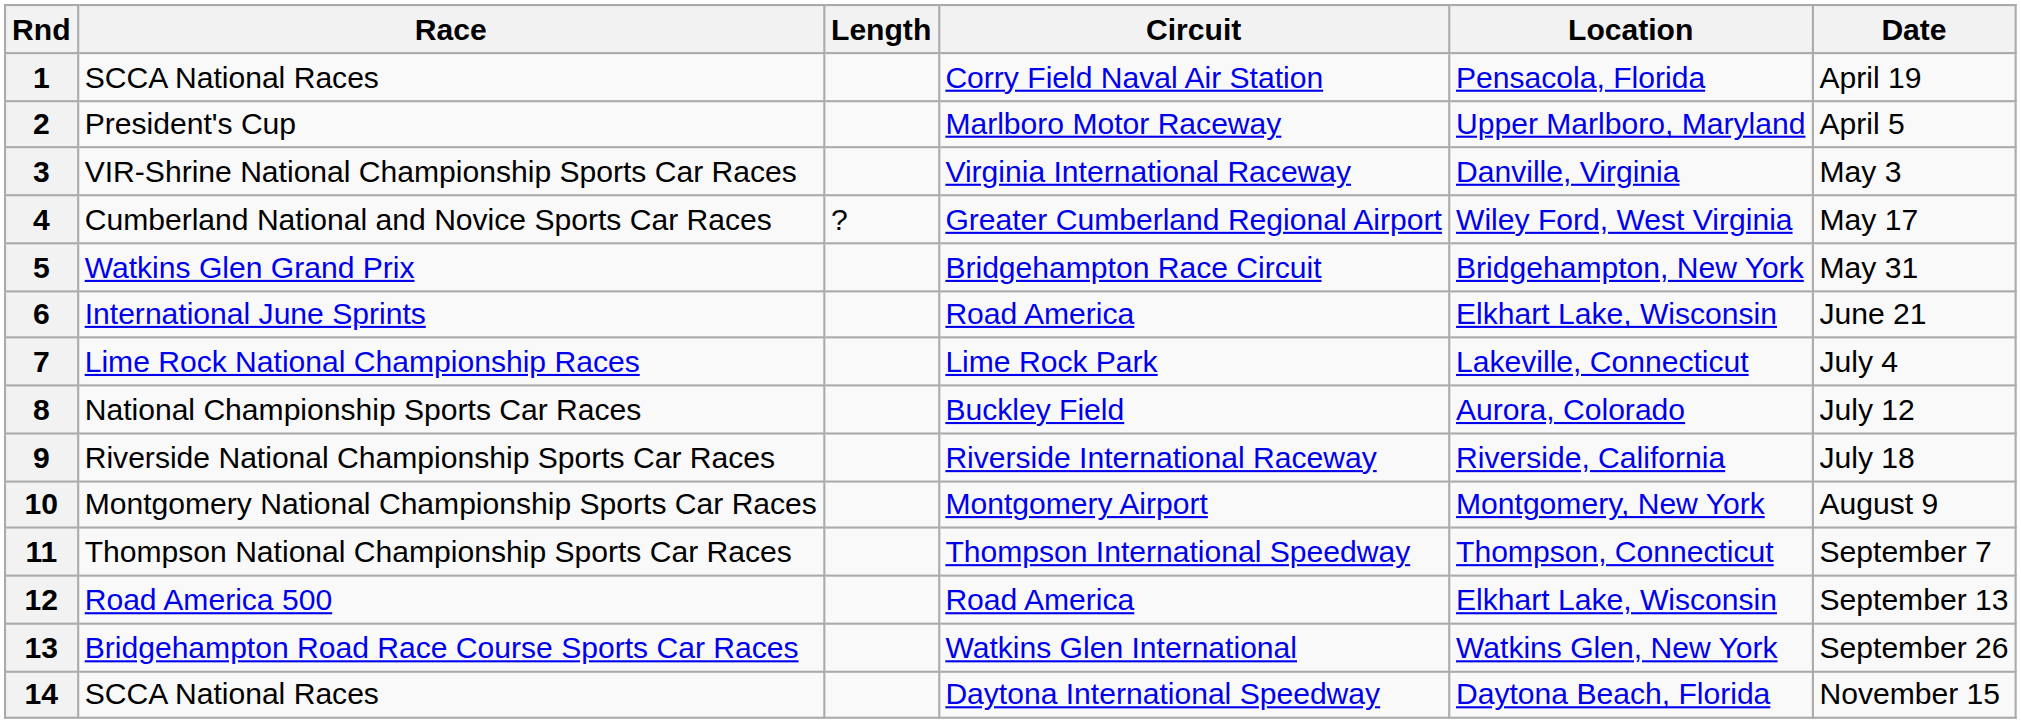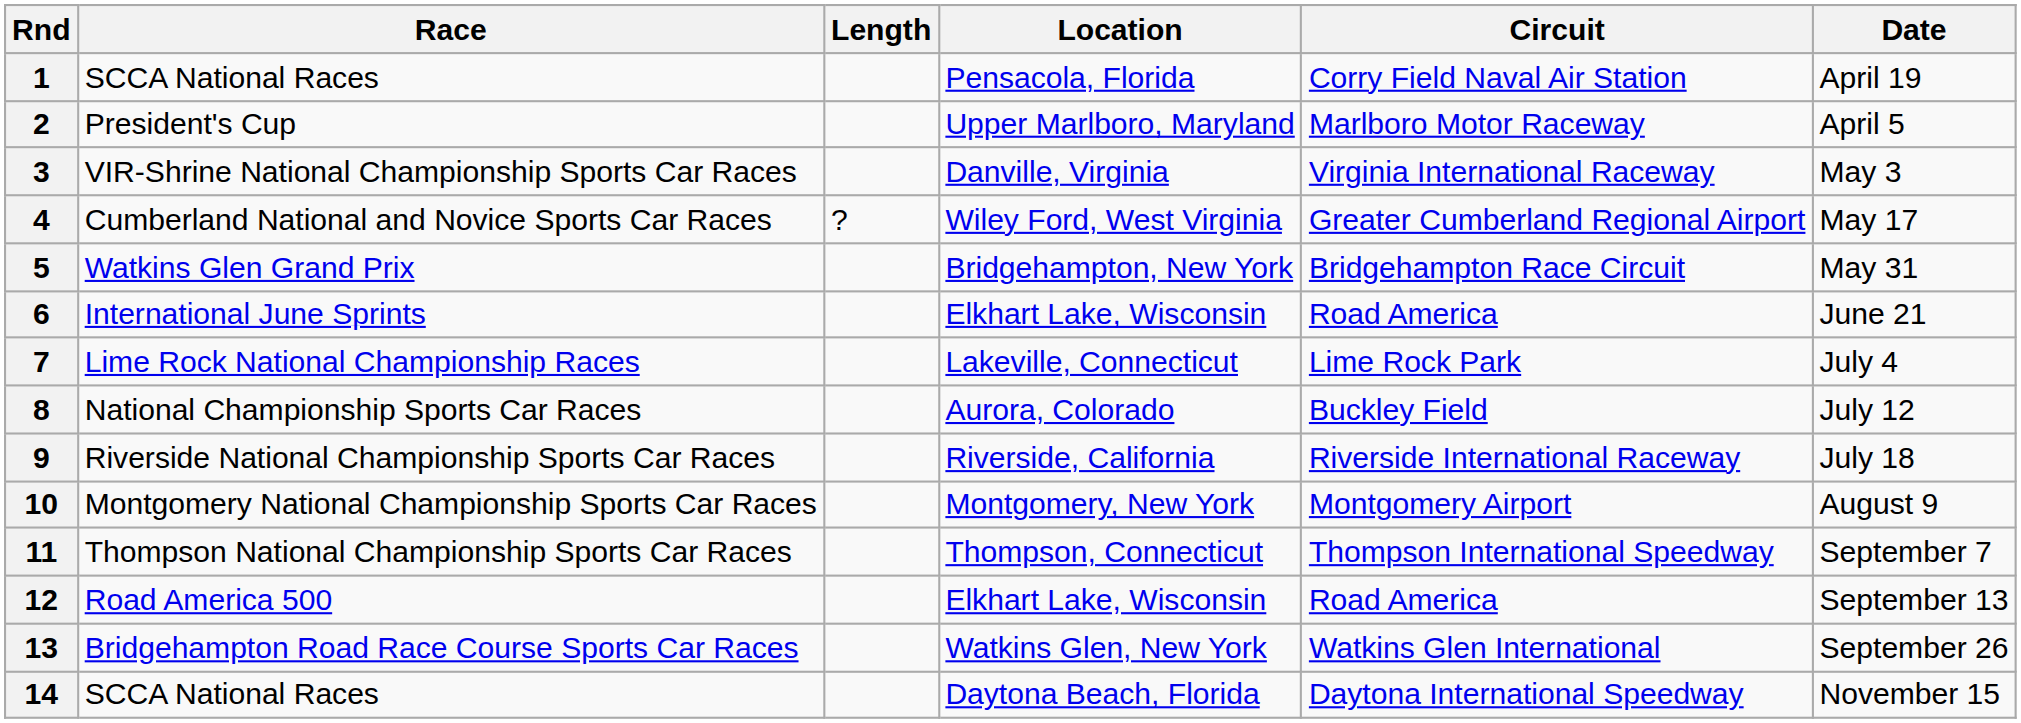columns swapped: (1194, 29) <-> (1631, 29)
